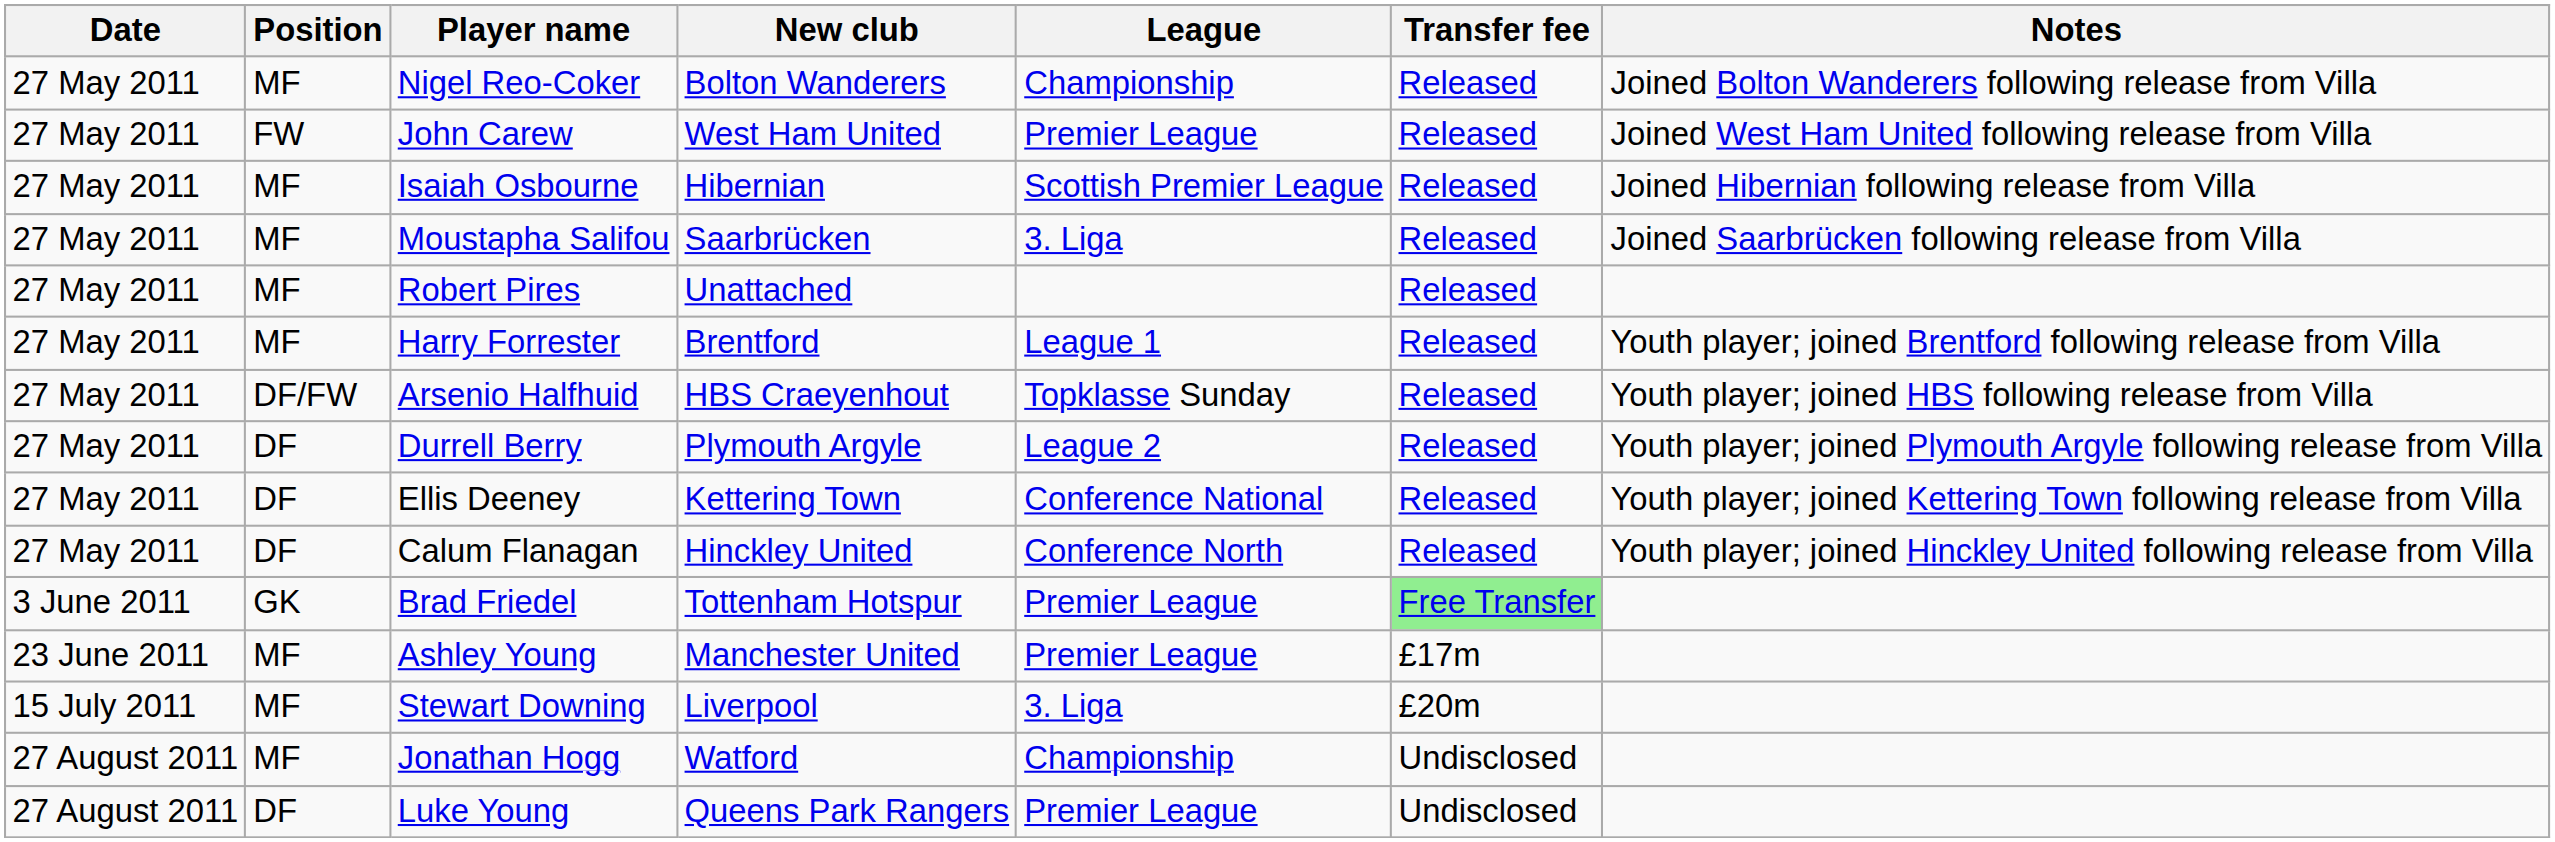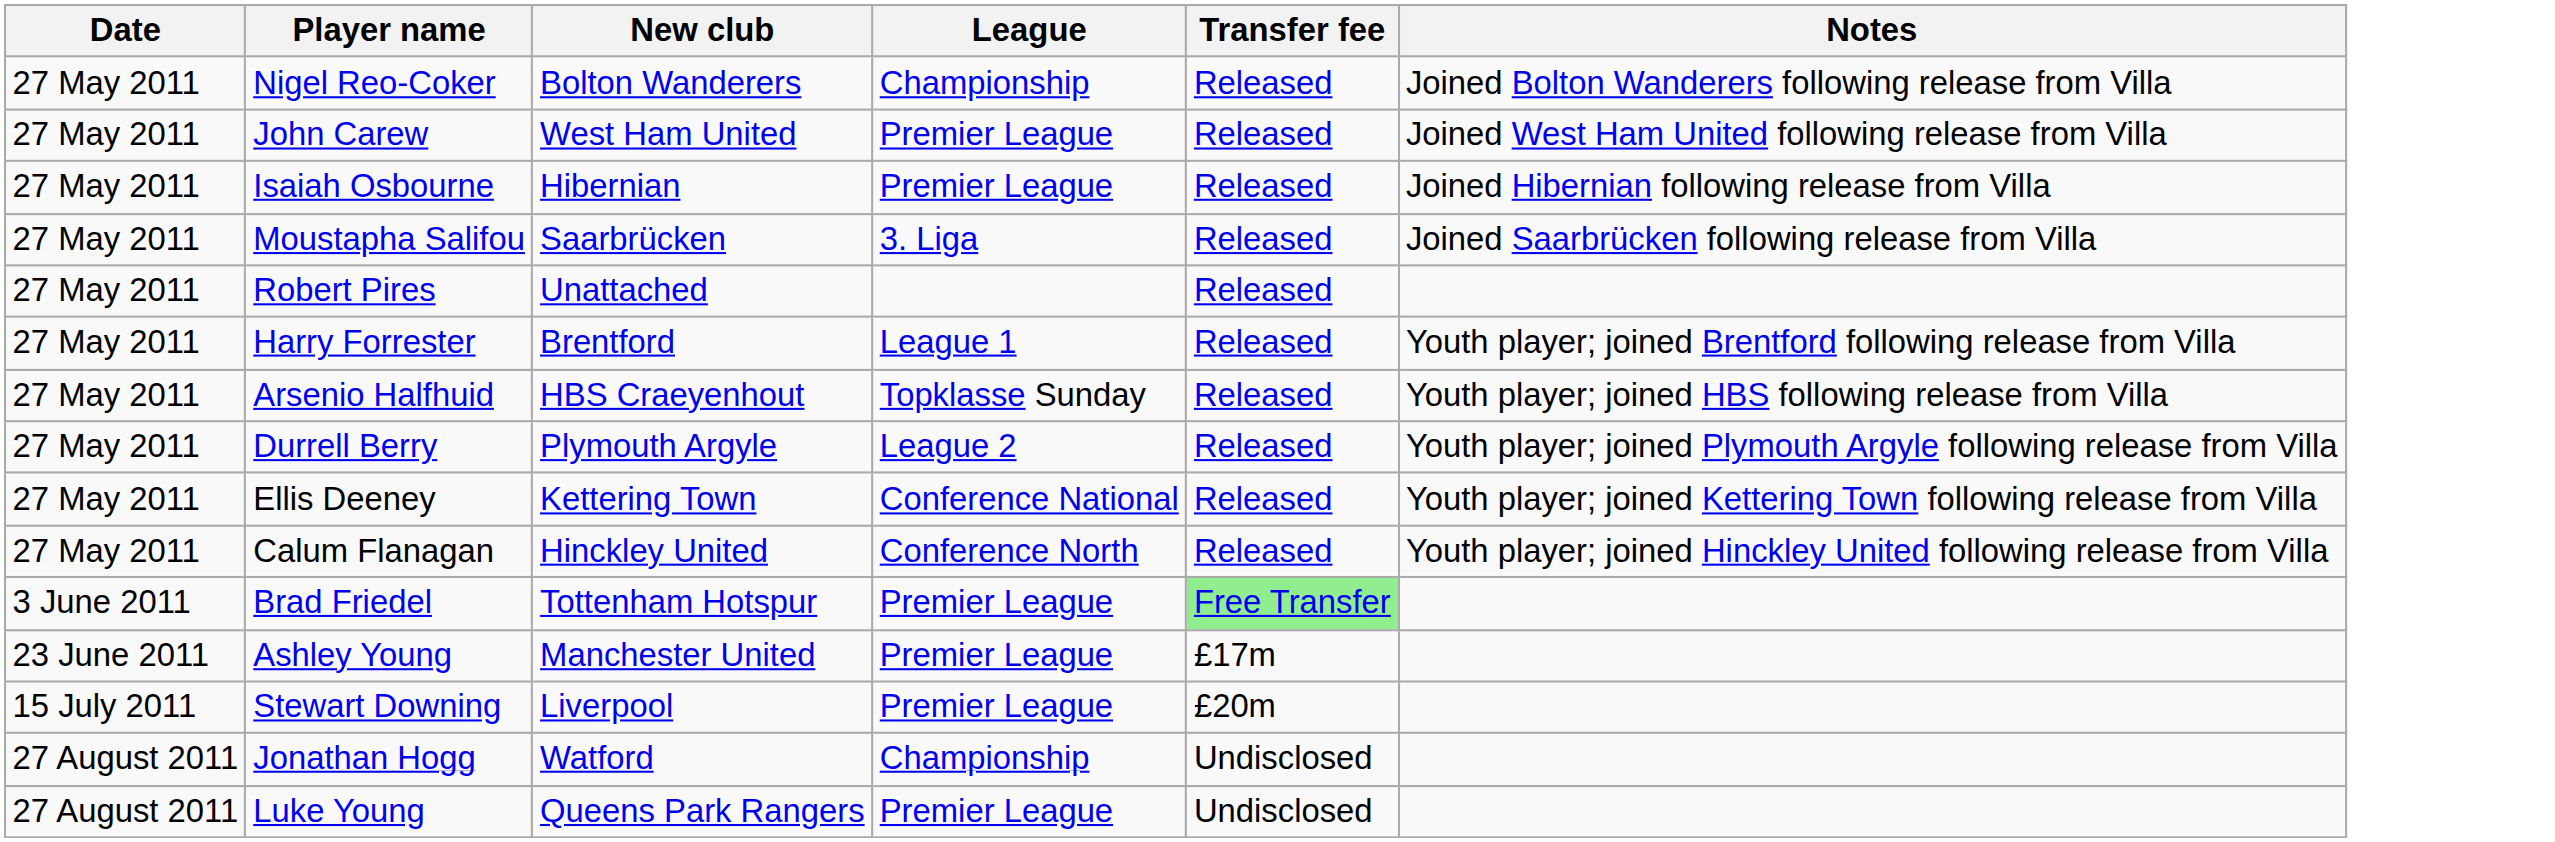- column: (318, 30)
(1204, 186) Scottish Premier League -> (996, 186) Premier League
(1073, 706) 3. Liga -> (996, 706) Premier League
